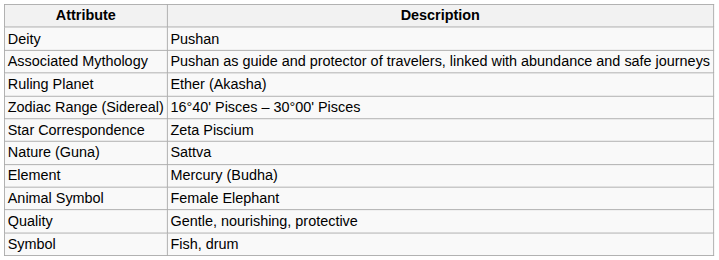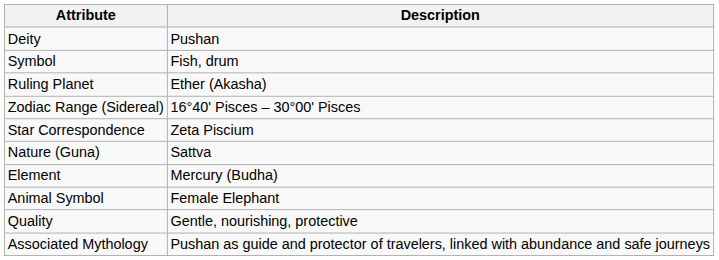rows swapped: (32, 244) <-> (78, 61)
